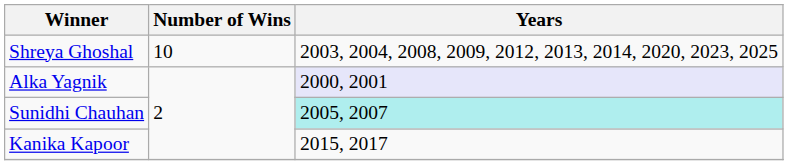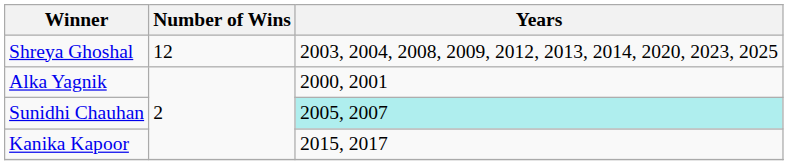(163, 50) 10 -> (163, 50) 12
(344, 81) lavender background -> (344, 81) no background
